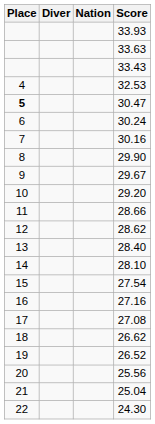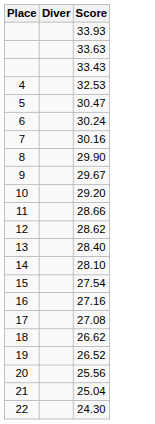- column: (93, 13)
(22, 103) bold -> (22, 103) normal
